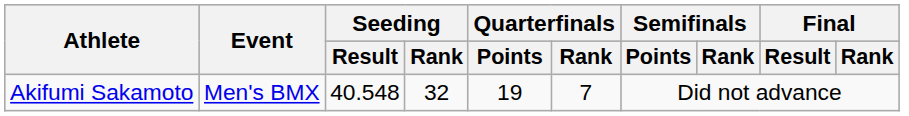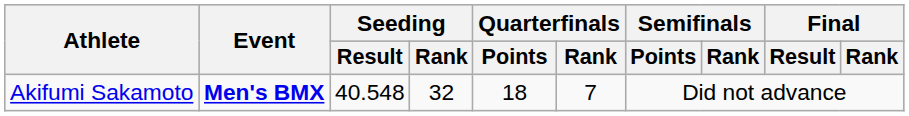(262, 93) normal -> (264, 93) bold
(510, 93) 19 -> (515, 93) 18
